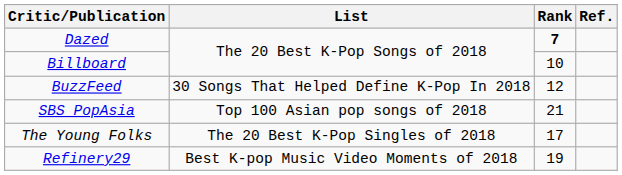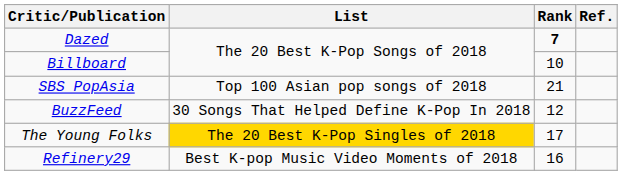rows swapped: (87, 111) <-> (87, 88)
(351, 135) no background -> (351, 135) gold background
(555, 159) 19 -> (555, 159) 16
